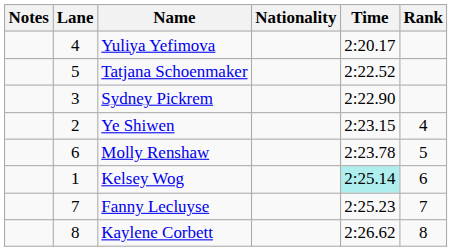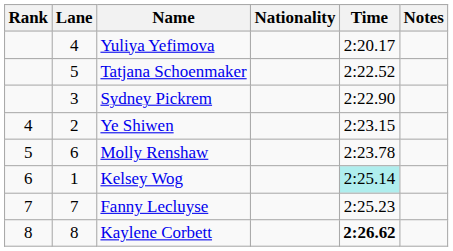columns swapped: (423, 17) <-> (29, 17)
(370, 233) normal -> (369, 233) bold
